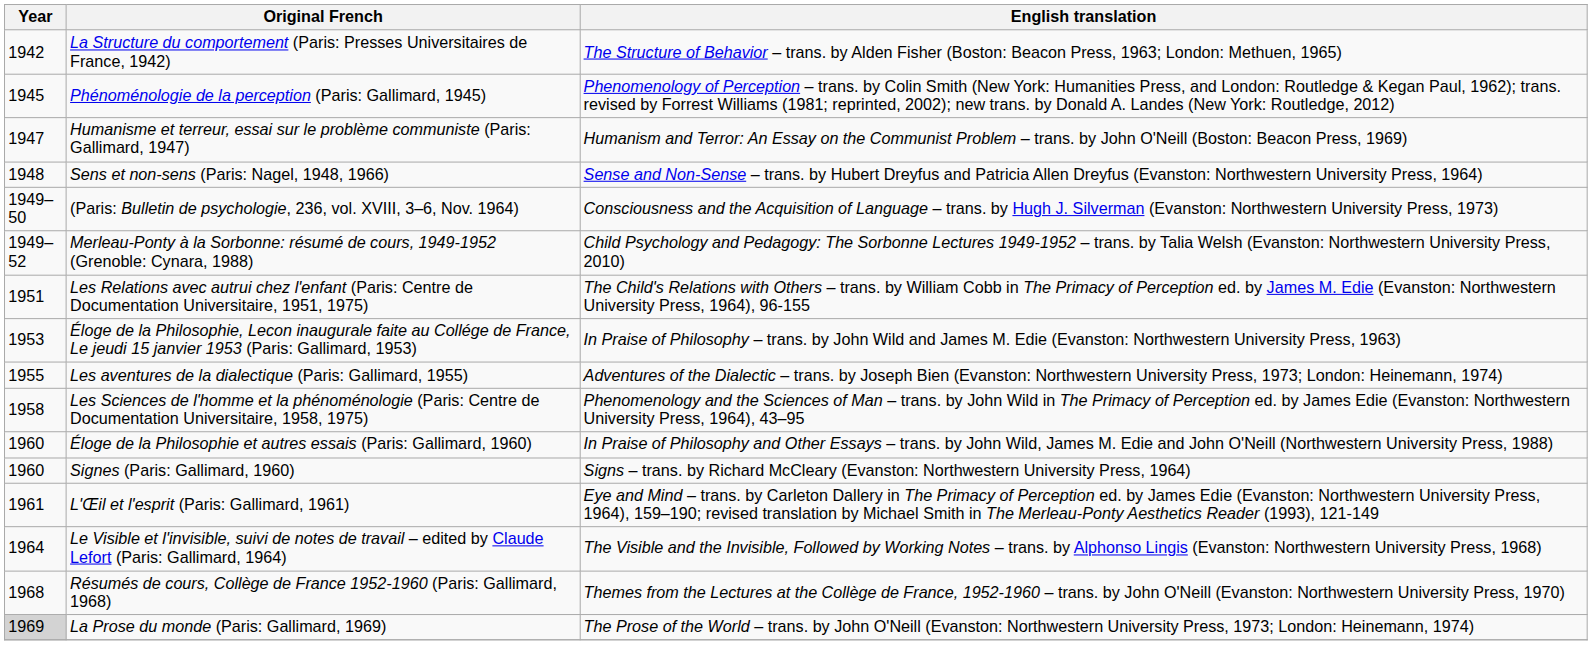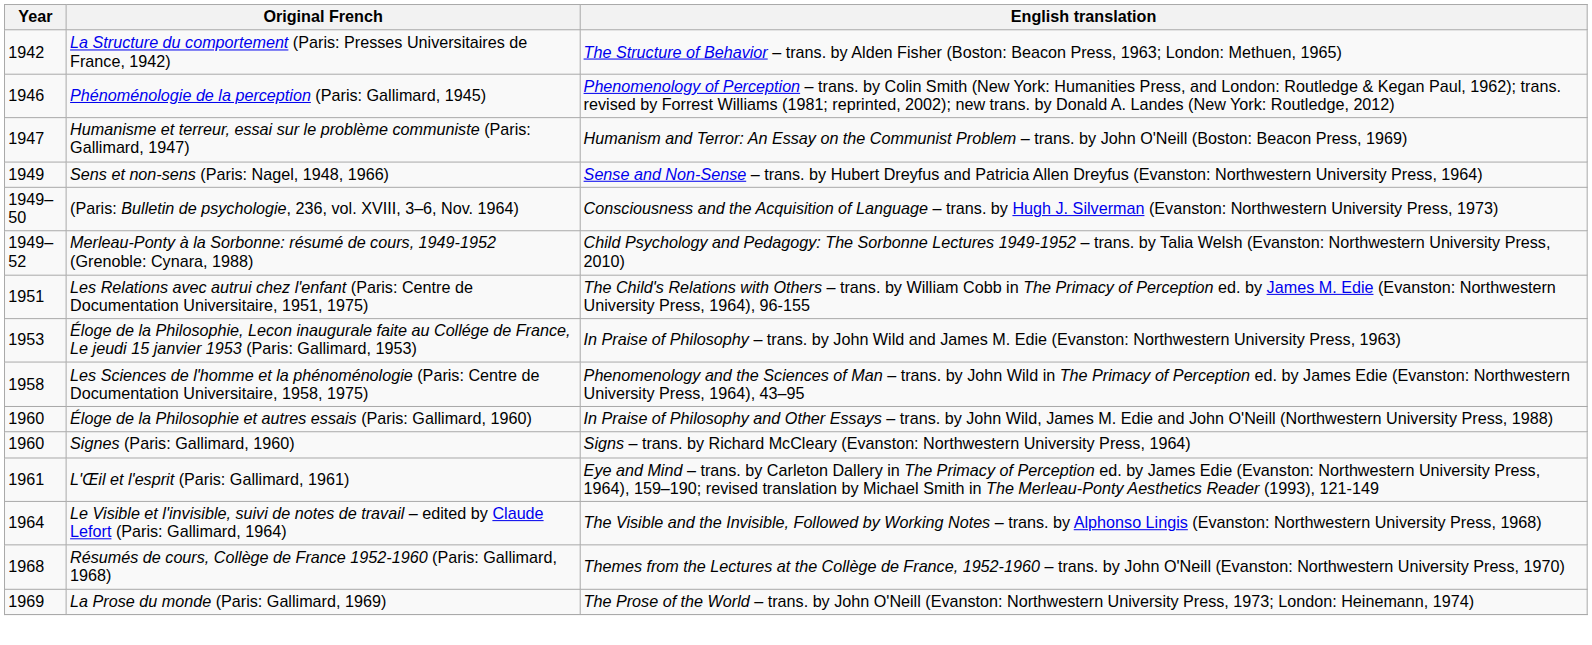(26, 95) 1945 -> (26, 95) 1946
(26, 174) 1948 -> (26, 174) 1949
- row: (269, 375)
(26, 627) lightgrey background -> (26, 601) no background
